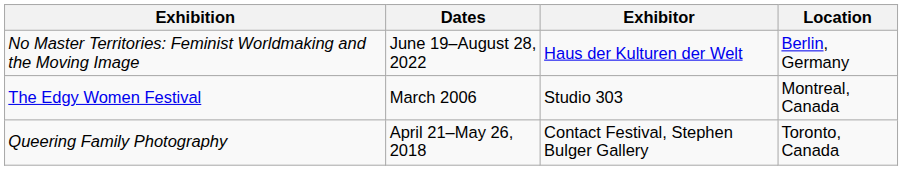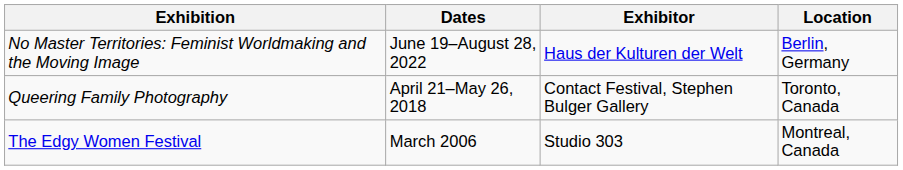rows swapped: (118, 142) <-> (105, 97)
